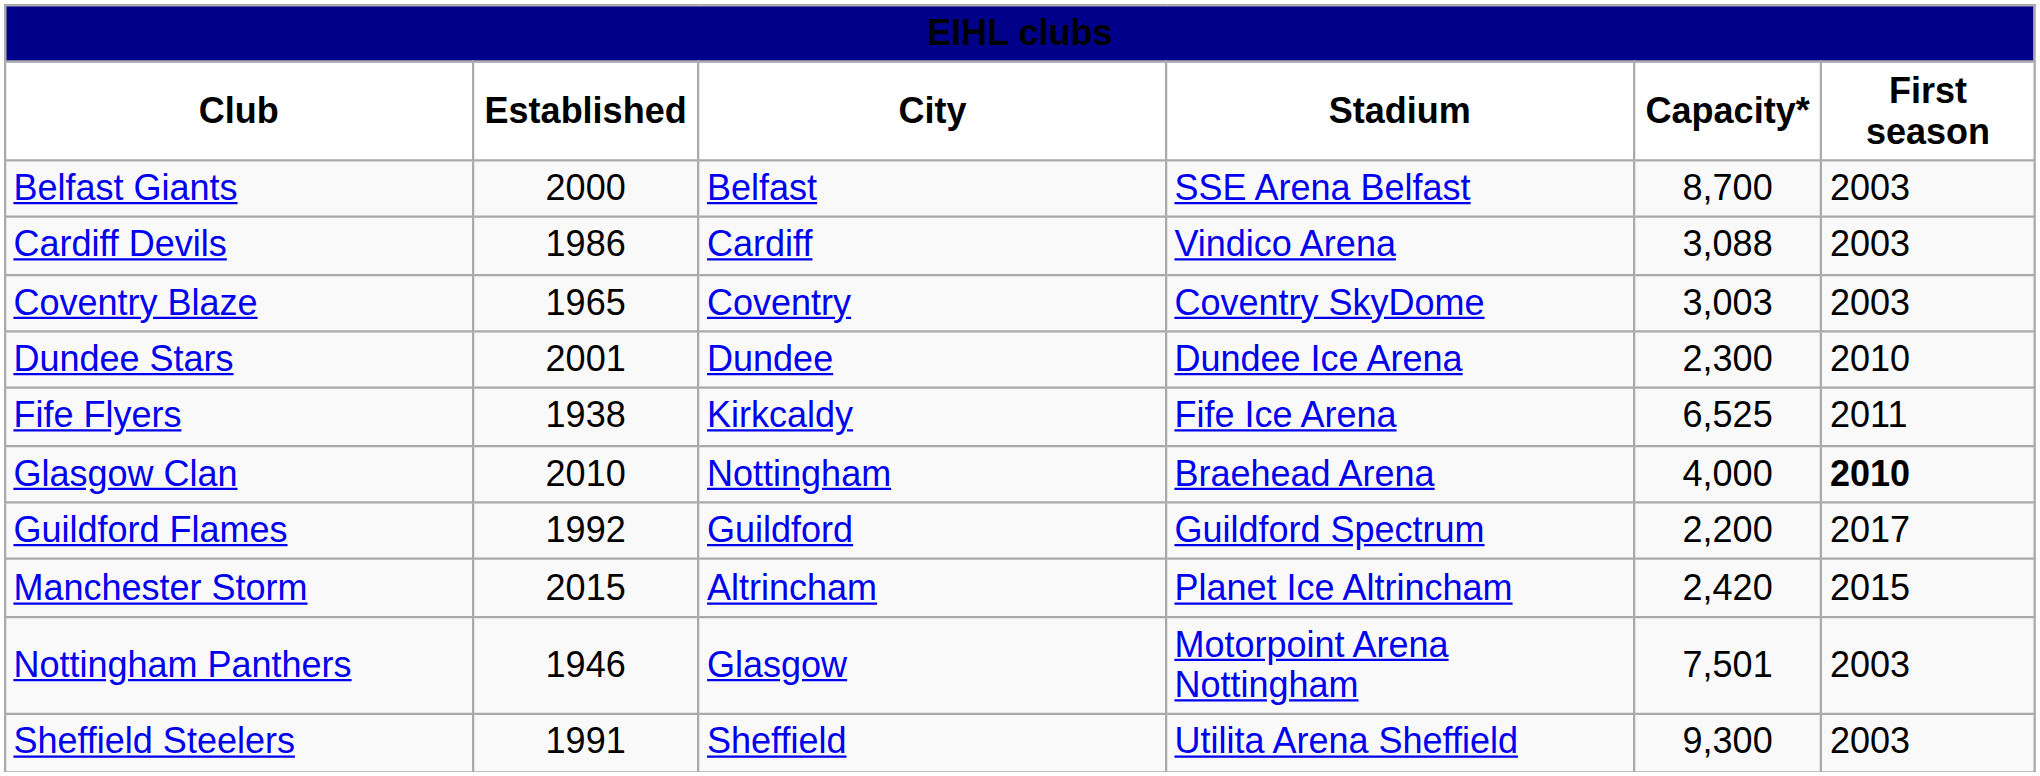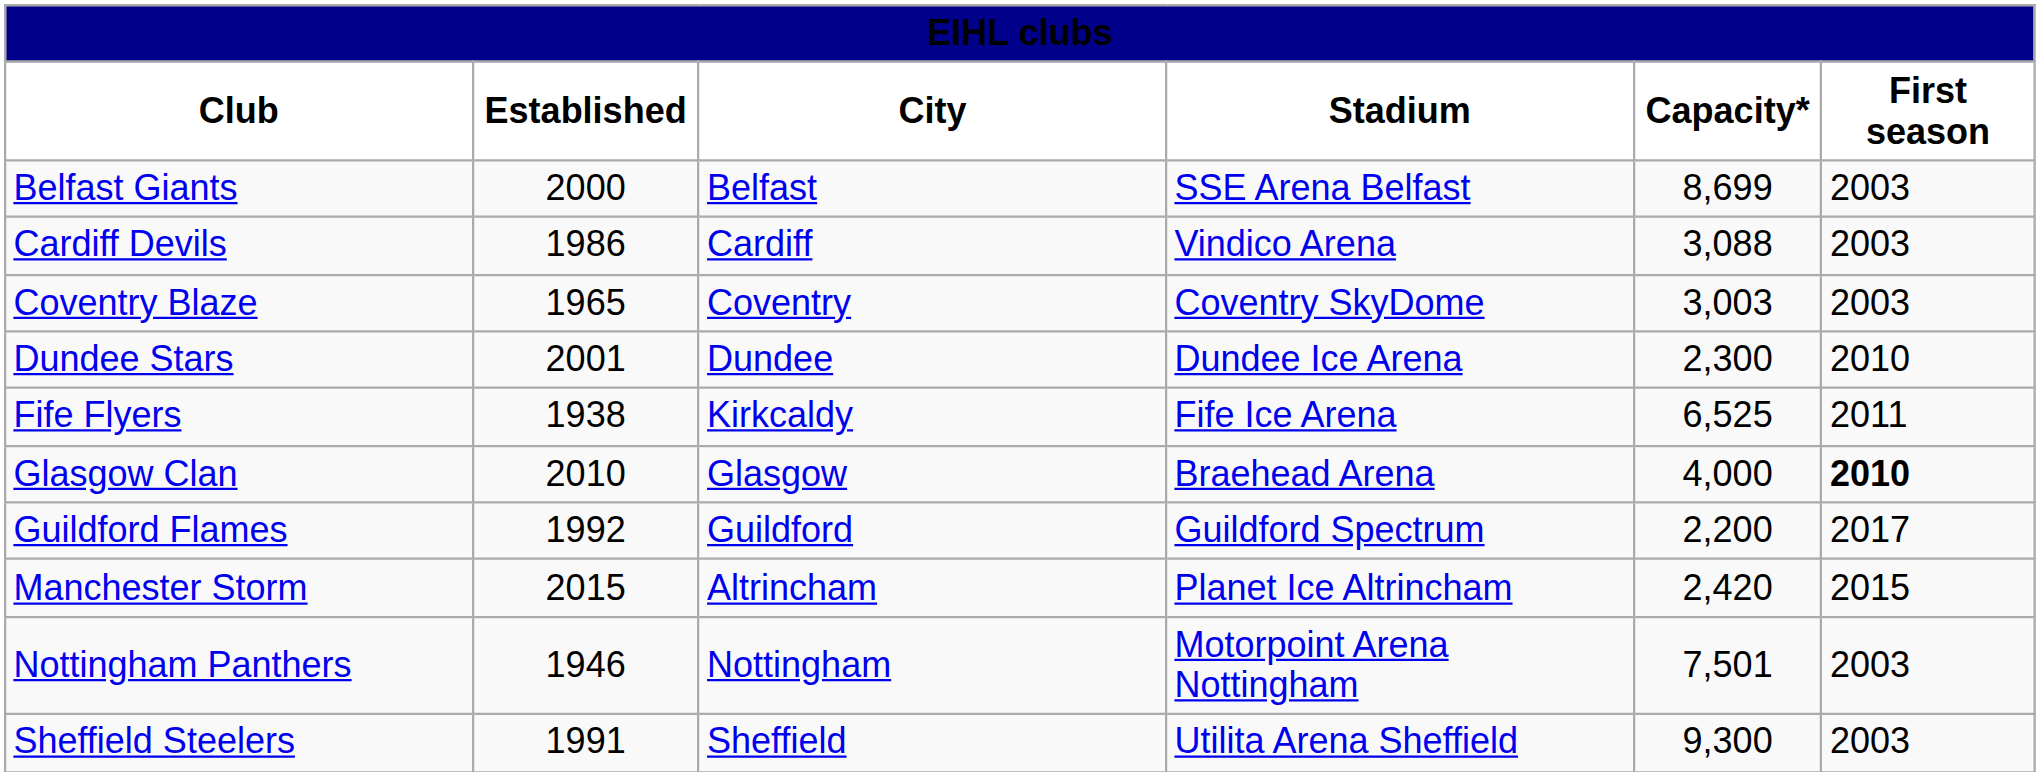(1728, 187) 8,700 -> (1728, 187) 8,699
(799, 473) Nottingham -> (777, 473) Glasgow
(777, 664) Glasgow -> (799, 664) Nottingham
